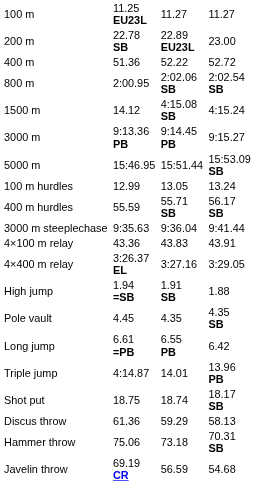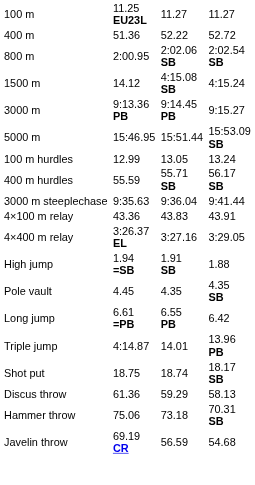- row: (19, 41)
